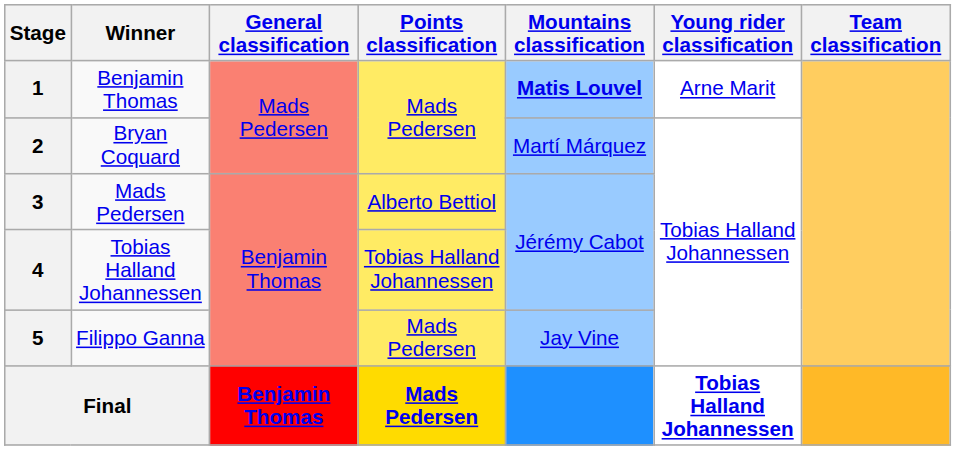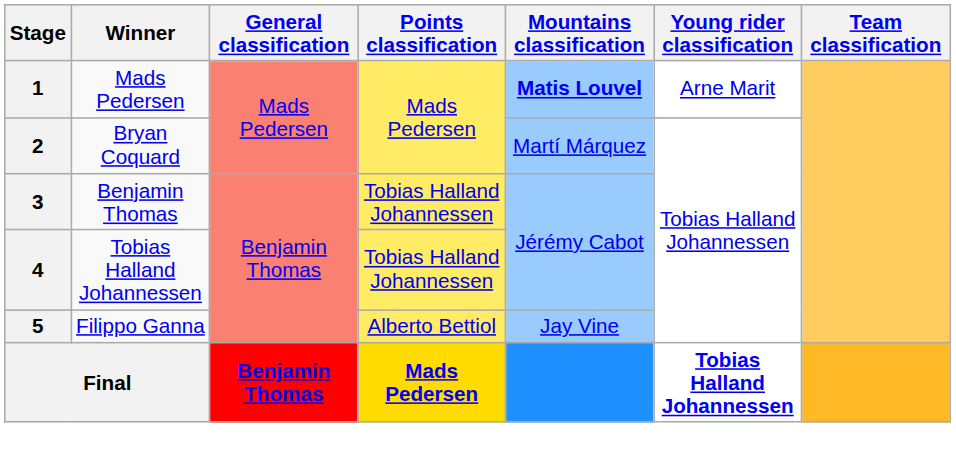(140, 90) Benjamin Thomas -> (140, 90) Mads Pedersen
(140, 202) Mads Pedersen -> (140, 202) Benjamin Thomas
(432, 202) Alberto Bettiol -> (432, 202) Tobias Halland Johannessen
(432, 338) Mads Pedersen -> (432, 326) Alberto Bettiol
